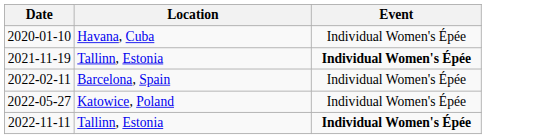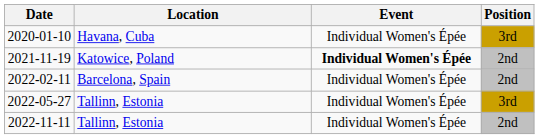+ column: (508, 15)
(120, 58) Tallinn, Estonia -> (126, 58) Katowice, Poland
(126, 101) Katowice, Poland -> (120, 101) Tallinn, Estonia
(396, 123) bold -> (396, 123) normal
